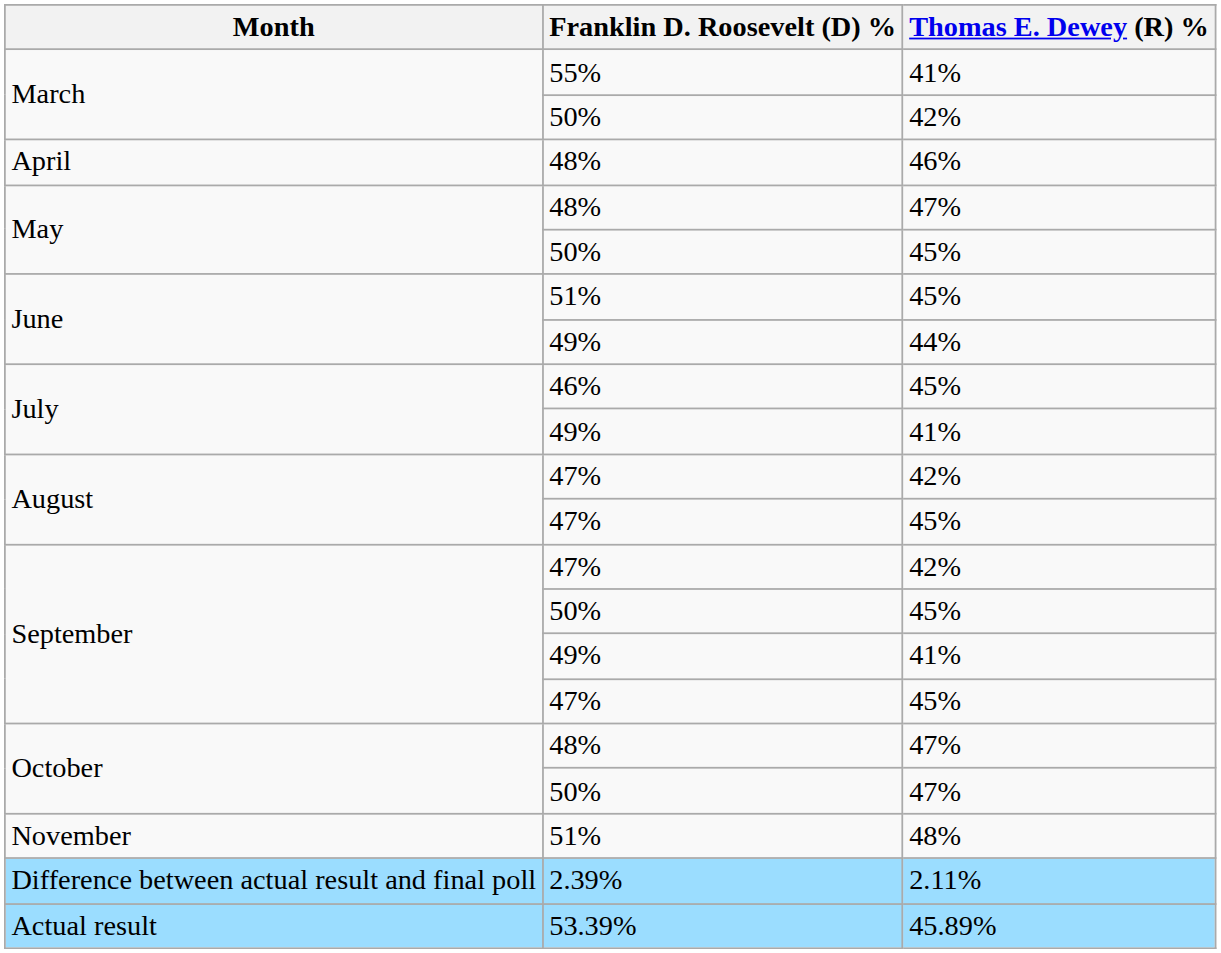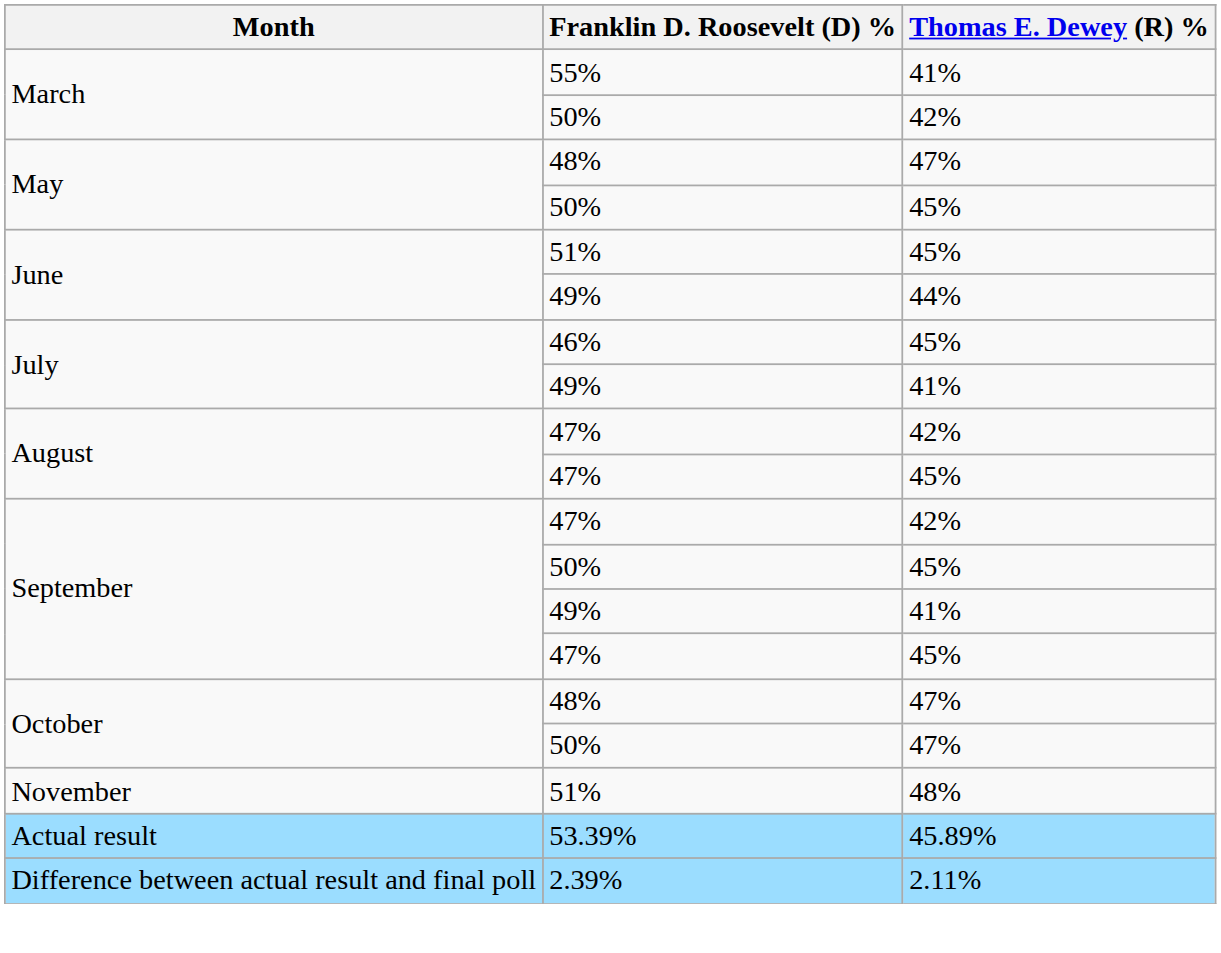- row: (41, 161)
rows swapped: (84, 925) <-> (274, 880)
